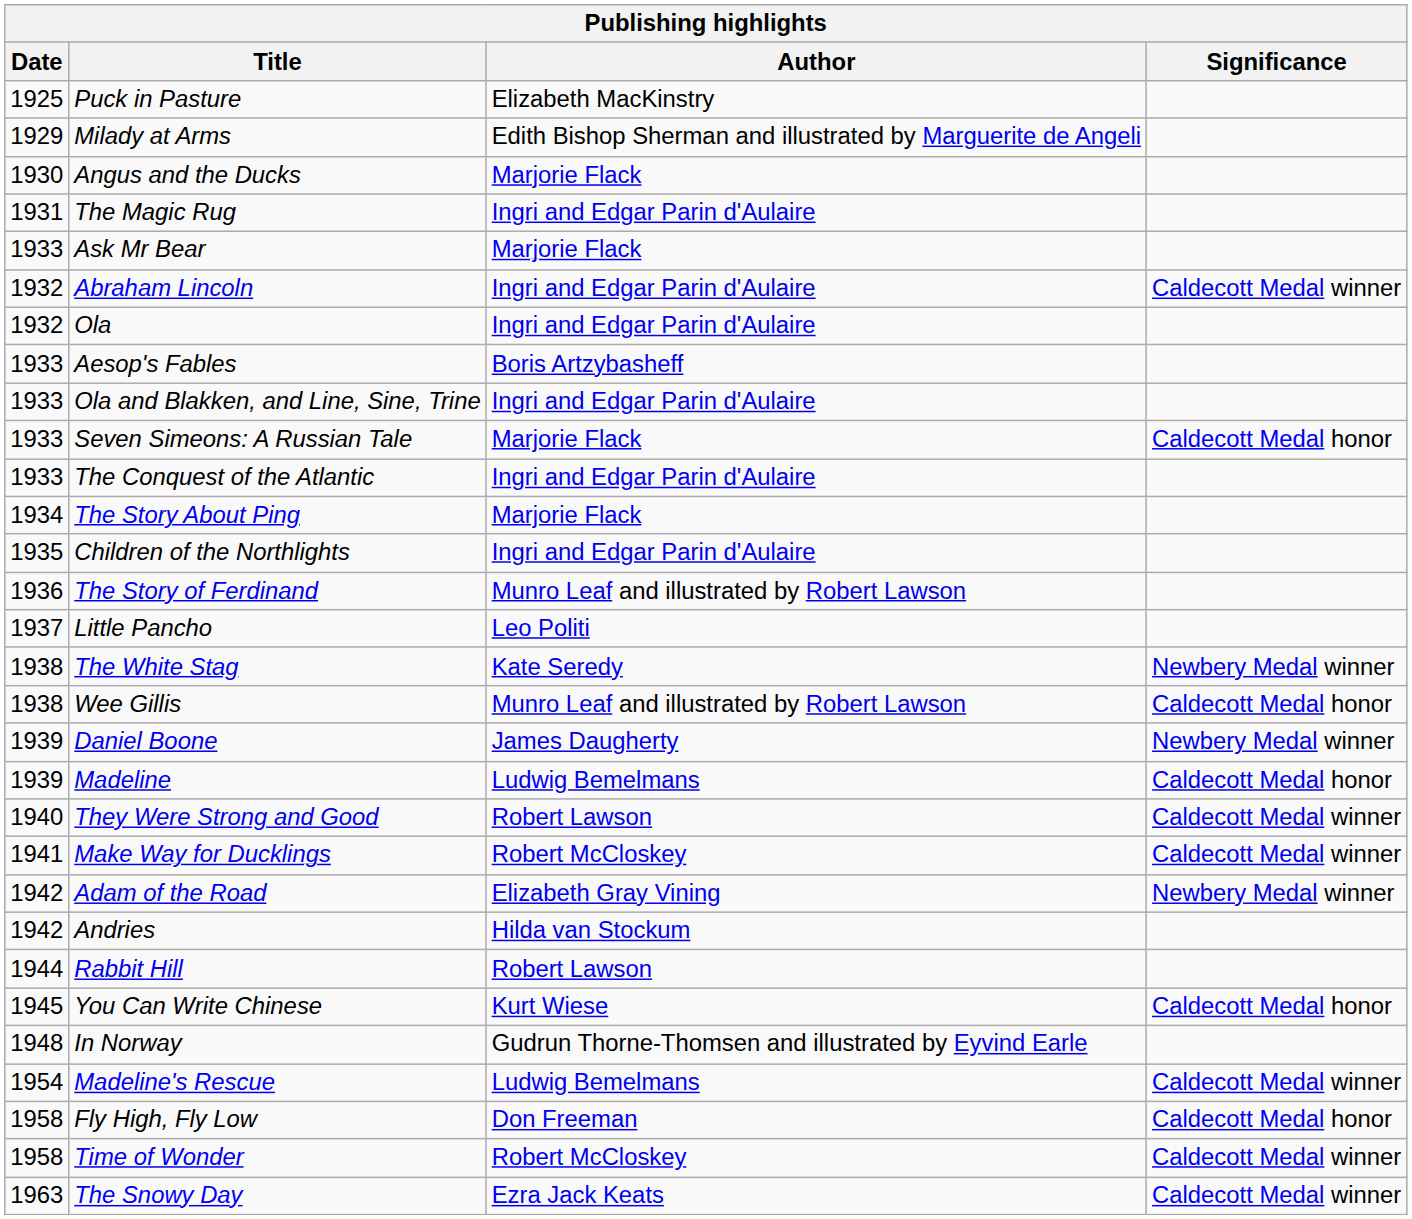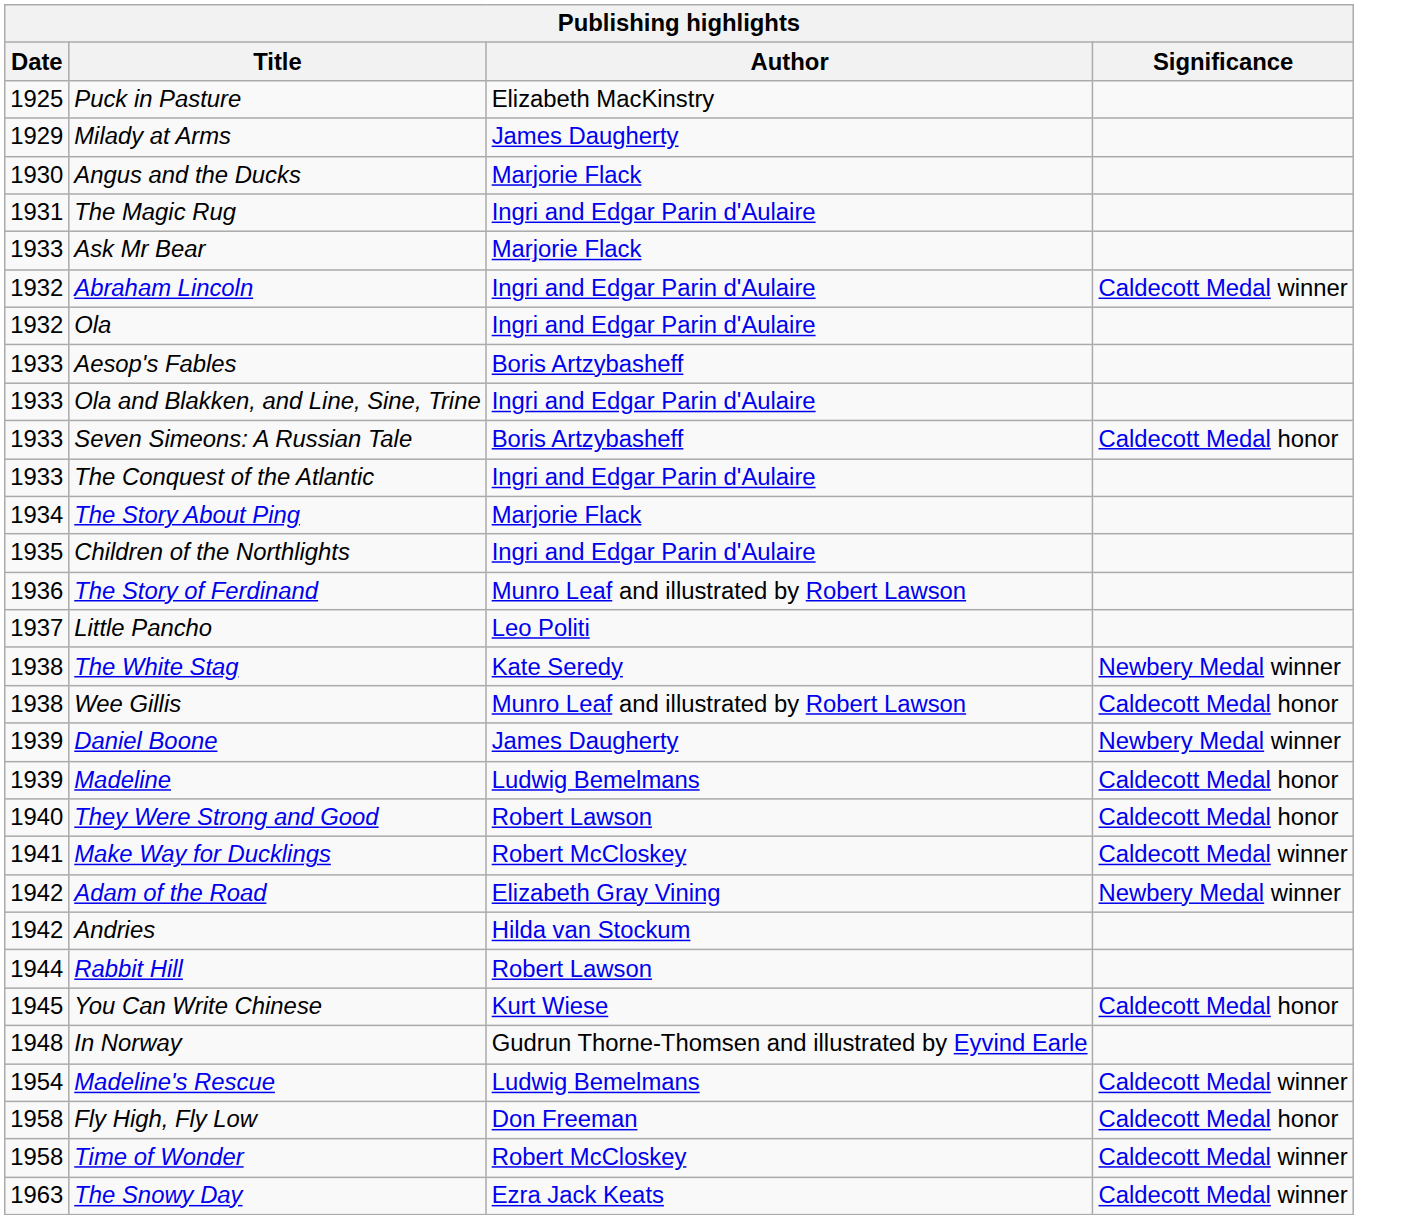(816, 136) Edith Bishop Sherman and illustrated by Marguerite de Angeli -> (585, 136) James Daugherty
(567, 439) Marjorie Flack -> (588, 439) Boris Artzybasheff
(1277, 817) Caldecott Medal winner -> (1218, 817) Caldecott Medal honor
